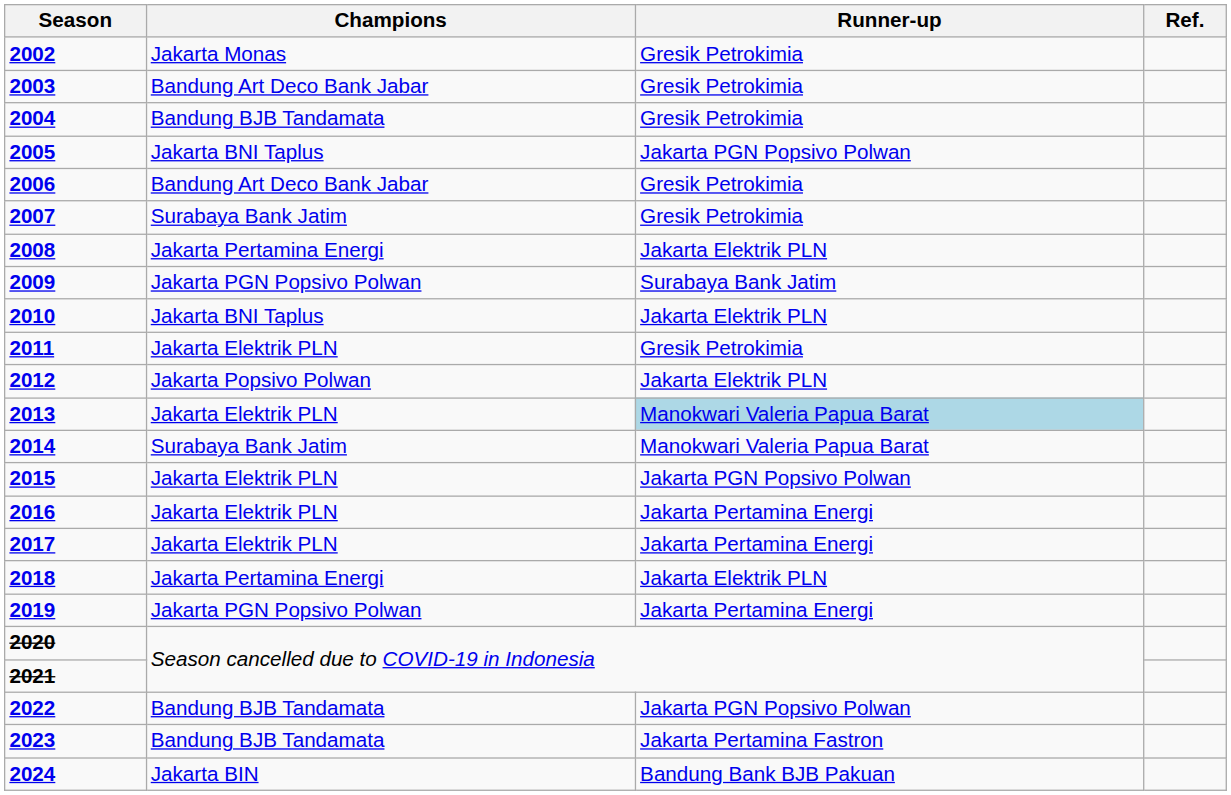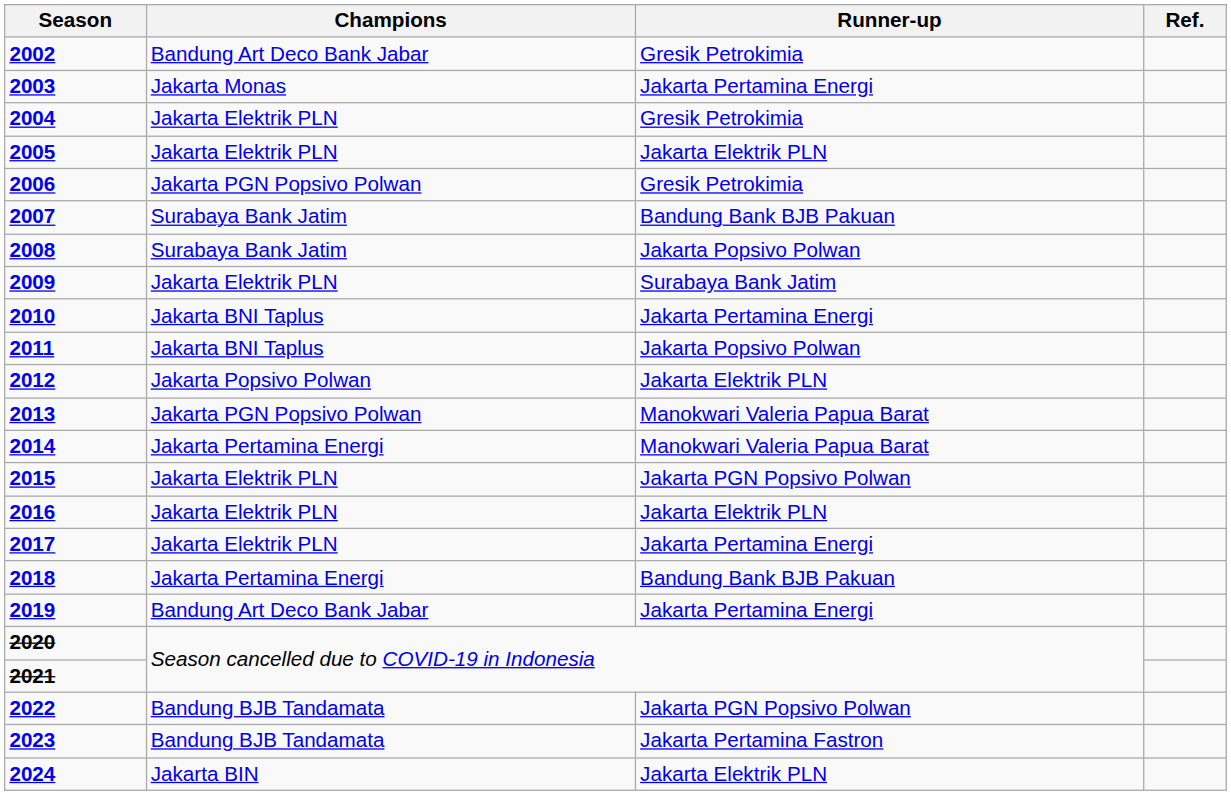(218, 53) Jakarta Monas -> (290, 53) Bandung Art Deco Bank Jabar
(290, 86) Bandung Art Deco Bank Jabar -> (218, 86) Jakarta Monas
(722, 86) Gresik Petrokimia -> (757, 86) Jakarta Pertamina Energi
(268, 119) Bandung BJB Tandamata -> (244, 119) Jakarta Elektrik PLN
(237, 151) Jakarta BNI Taplus -> (244, 151) Jakarta Elektrik PLN
(775, 151) Jakarta PGN Popsivo Polwan -> (734, 151) Jakarta Elektrik PLN
(290, 184) Bandung Art Deco Bank Jabar -> (286, 184) Jakarta PGN Popsivo Polwan
(722, 217) Gresik Petrokimia -> (767, 217) Bandung Bank BJB Pakuan
(267, 250) Jakarta Pertamina Energi -> (249, 250) Surabaya Bank Jatim
(734, 250) Jakarta Elektrik PLN -> (750, 250) Jakarta Popsivo Polwan
(286, 282) Jakarta PGN Popsivo Polwan -> (244, 282) Jakarta Elektrik PLN
(734, 315) Jakarta Elektrik PLN -> (757, 315) Jakarta Pertamina Energi
(244, 348) Jakarta Elektrik PLN -> (237, 348) Jakarta BNI Taplus
(722, 348) Gresik Petrokimia -> (750, 348) Jakarta Popsivo Polwan
(244, 413) Jakarta Elektrik PLN -> (286, 413) Jakarta PGN Popsivo Polwan
(784, 413) lightblue background -> (784, 413) no background
(249, 446) Surabaya Bank Jatim -> (267, 446) Jakarta Pertamina Energi
(757, 511) Jakarta Pertamina Energi -> (734, 511) Jakarta Elektrik PLN
(734, 577) Jakarta Elektrik PLN -> (767, 577) Bandung Bank BJB Pakuan
(286, 610) Jakarta PGN Popsivo Polwan -> (290, 610) Bandung Art Deco Bank Jabar
(767, 773) Bandung Bank BJB Pakuan -> (734, 773) Jakarta Elektrik PLN
